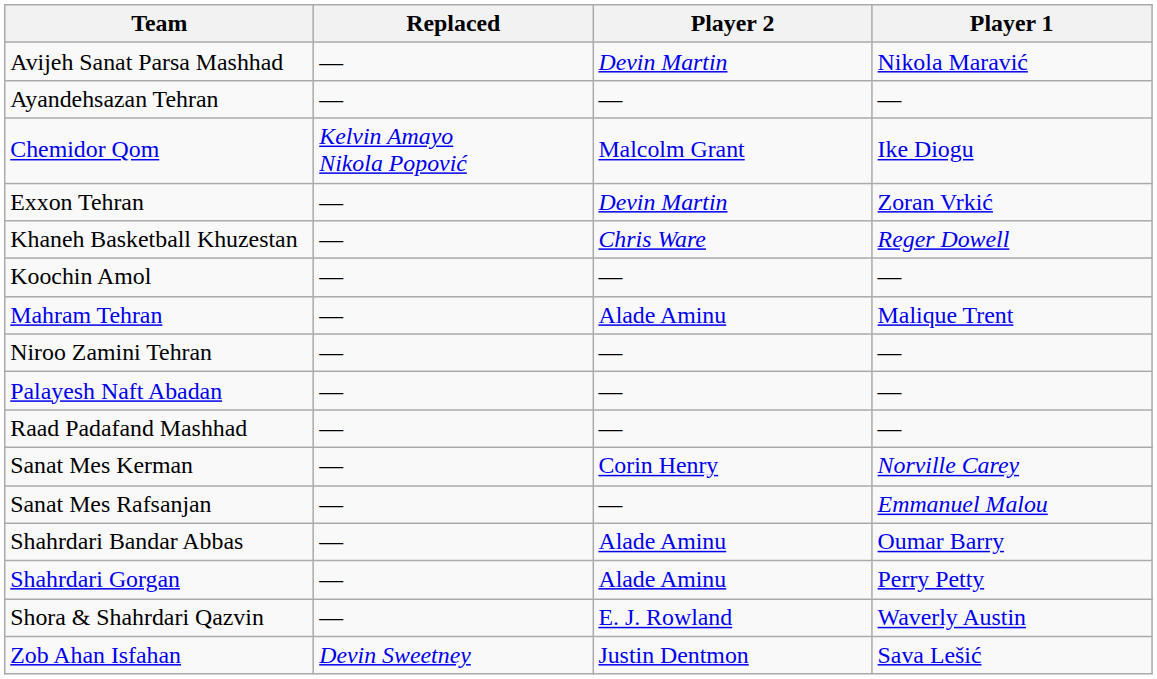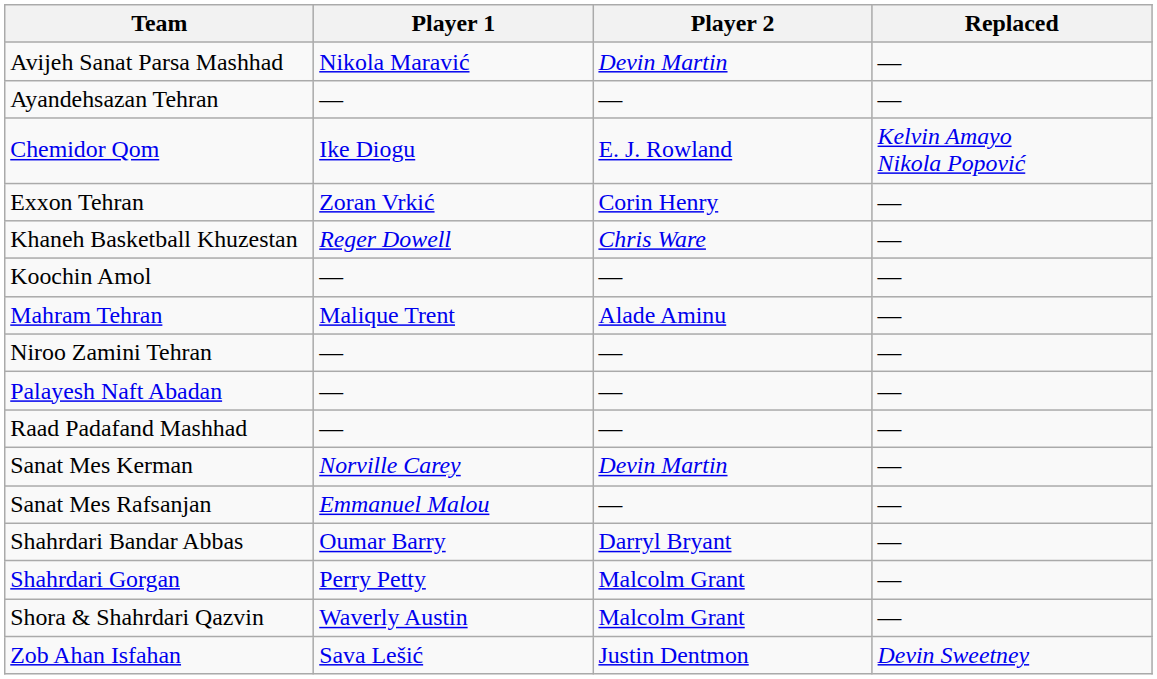columns swapped: (1012, 23) <-> (453, 23)
(672, 150) Malcolm Grant -> (665, 150) E. J. Rowland
(663, 201) Devin Martin -> (658, 201) Corin Henry
(658, 466) Corin Henry -> (663, 466) Devin Martin
(662, 541) Alade Aminu -> (665, 541) Darryl Bryant
(662, 579) Alade Aminu -> (672, 579) Malcolm Grant
(665, 617) E. J. Rowland -> (672, 617) Malcolm Grant
